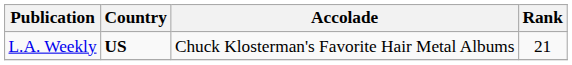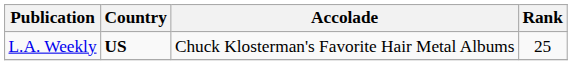(543, 45) 21 -> (543, 45) 25
